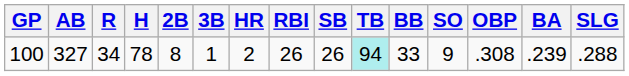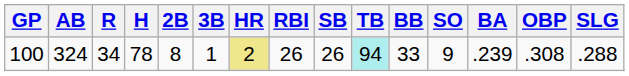columns swapped: (547, 20) <-> (495, 20)
(71, 53) 327 -> (71, 53) 324
(249, 53) no background -> (249, 53) khaki background
